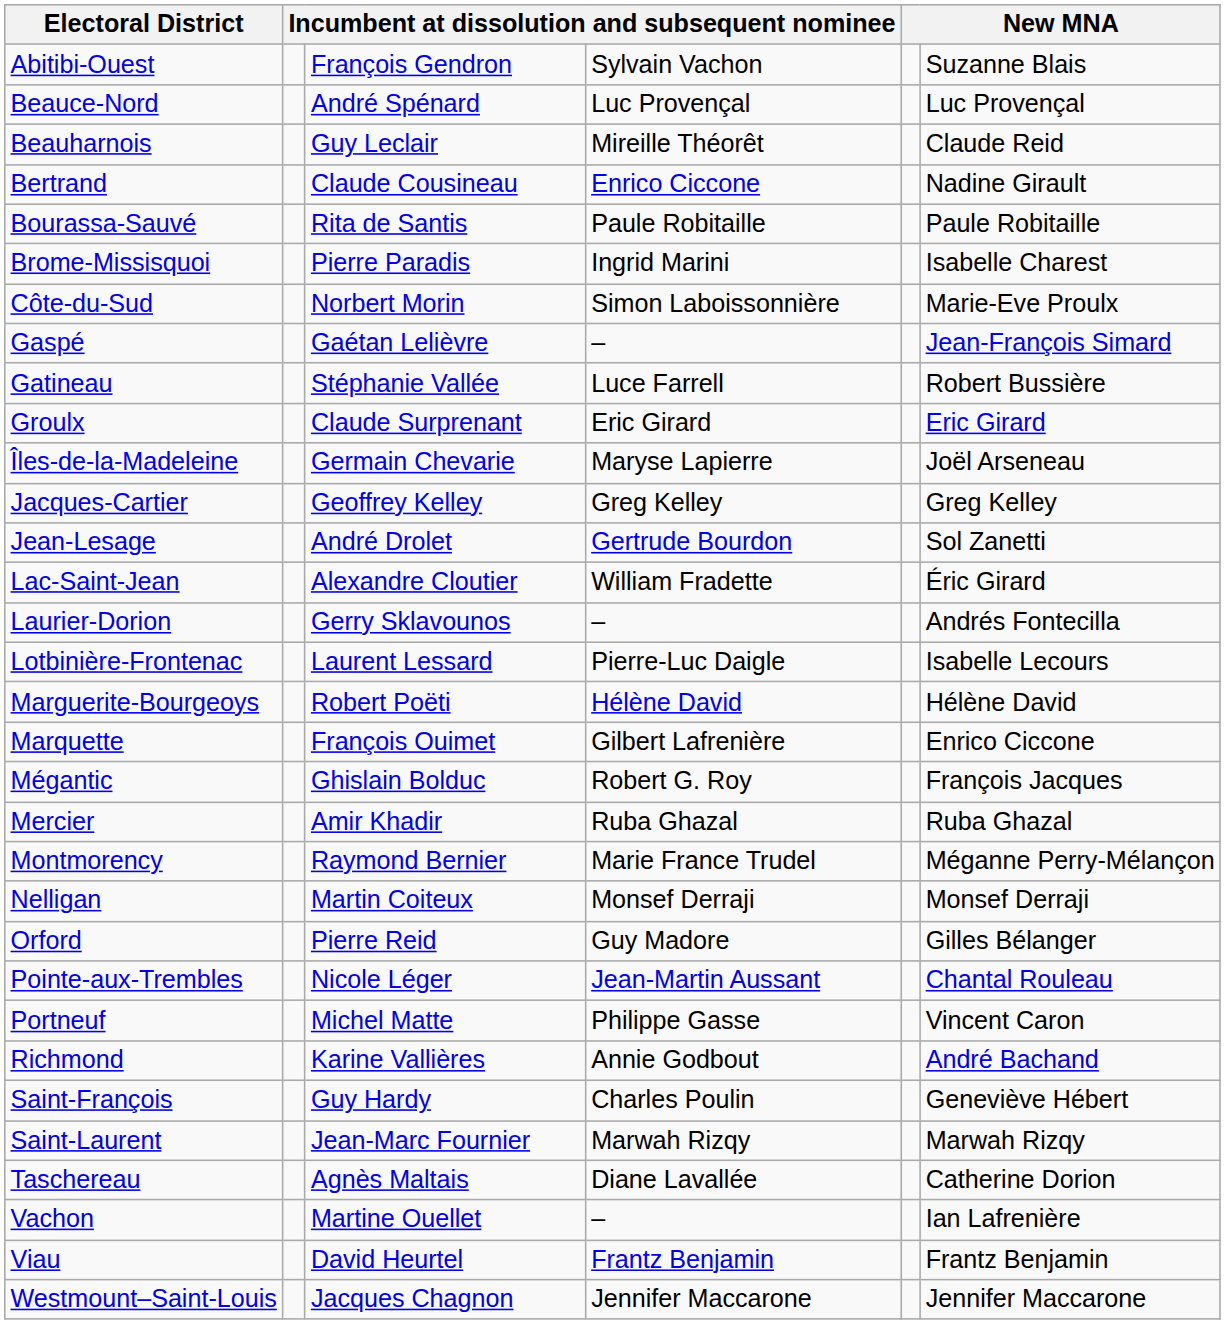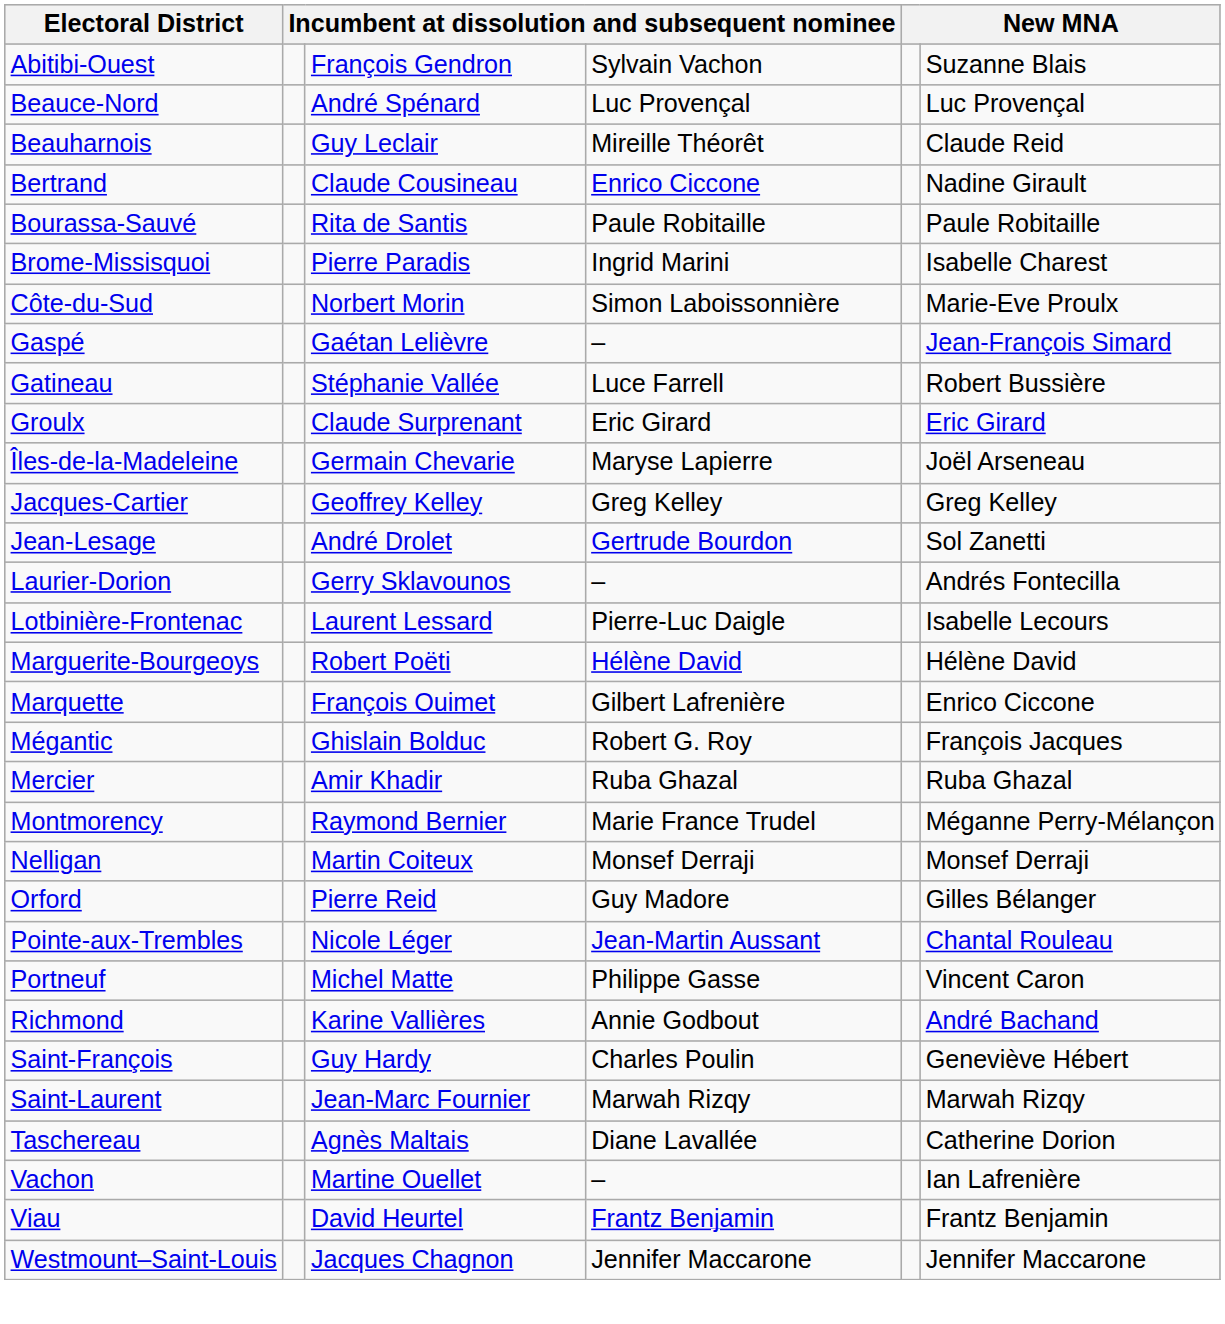- row: (95, 582)
